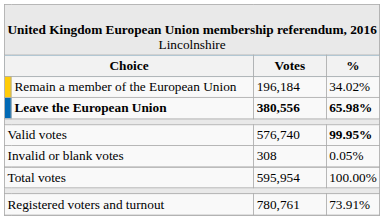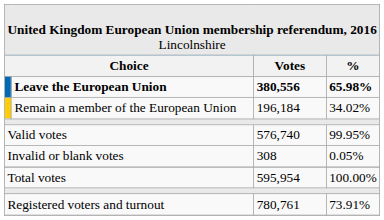rows swapped: (90, 108) <-> (125, 87)
(351, 135) bold -> (350, 135) normal
